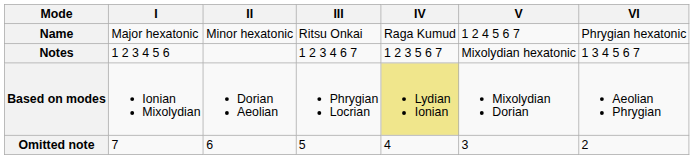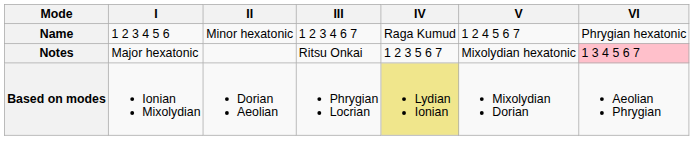(155, 33) Major hexatonic -> (141, 33) 1 2 3 4 5 6
(331, 33) Ritsu Onkai -> (328, 33) 1 2 3 4 6 7
(141, 53) 1 2 3 4 5 6 -> (155, 53) Major hexatonic
(328, 53) 1 2 3 4 6 7 -> (331, 53) Ritsu Onkai
(611, 53) no background -> (611, 53) pink background
- row: (57, 144)
